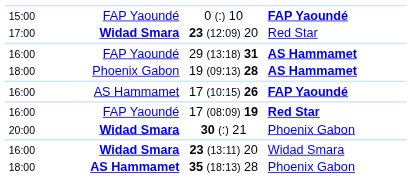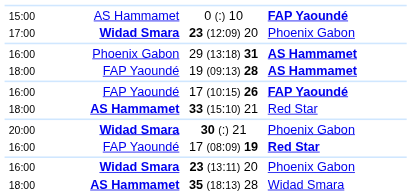(141, 15) FAP Yaoundé -> (137, 15) AS Hammamet
(293, 33) Red Star -> (311, 33) Phoenix Gabon
(141, 53) FAP Yaoundé -> (136, 53) Phoenix Gabon
(136, 71) Phoenix Gabon -> (141, 71) FAP Yaoundé
(137, 91) AS Hammamet -> (141, 91) FAP Yaoundé
+ row: (22, 109)
rows swapped: (22, 113) <-> (22, 130)
(306, 150) Widad Smara -> (311, 167) Phoenix Gabon
(311, 167) Phoenix Gabon -> (306, 184) Widad Smara
